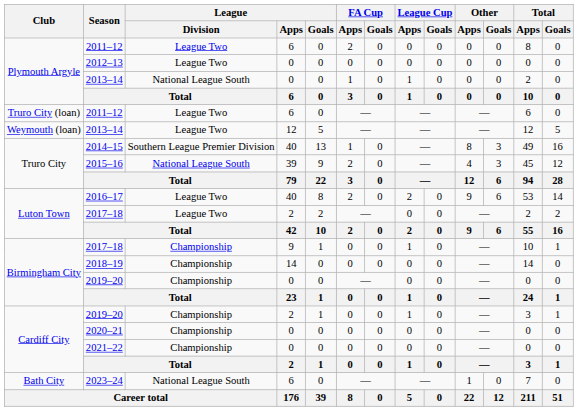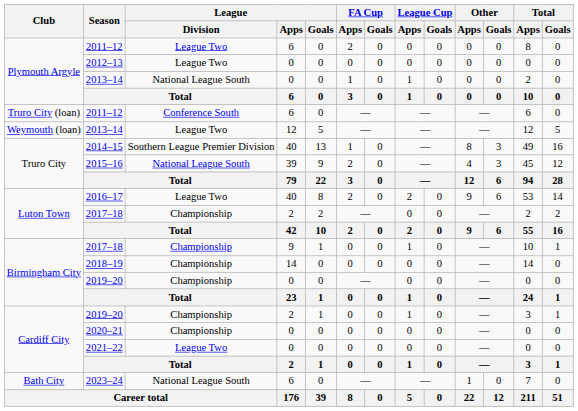(201, 113) League Two -> (201, 113) Conference South
(201, 213) League Two -> (201, 213) Championship
(201, 347) Championship -> (201, 347) League Two
